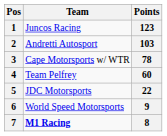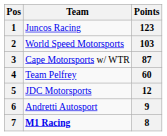(61, 44) Andretti Autosport -> (75, 44) World Speed Motorsports
(147, 59) 78 -> (147, 59) 87
(147, 91) 22 -> (147, 91) 12
(75, 107) World Speed Motorsports -> (61, 107) Andretti Autosport
